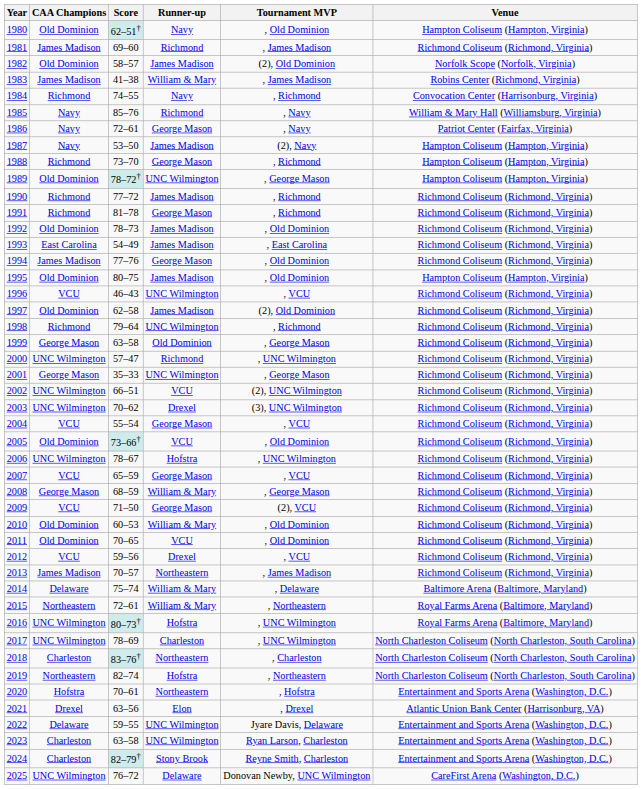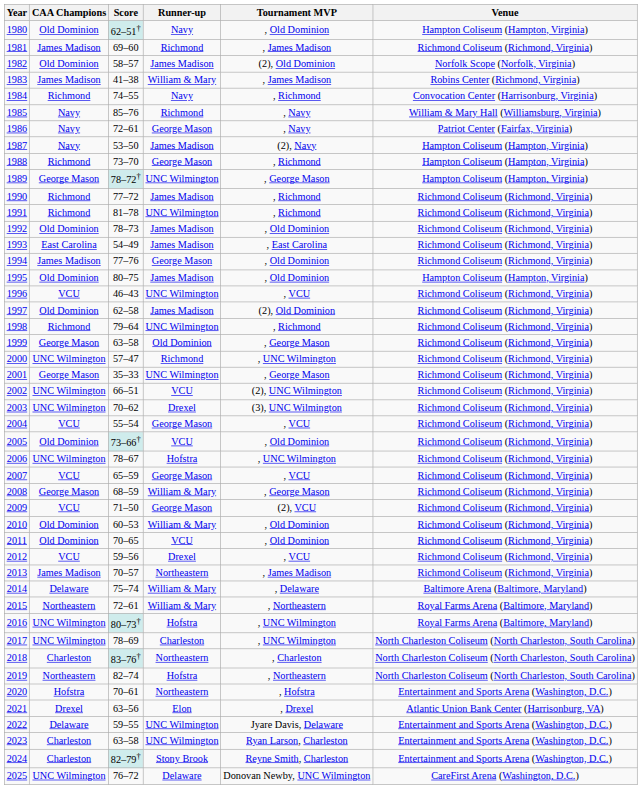(69, 179) Old Dominion -> (69, 179) George Mason
(182, 213) George Mason -> (182, 213) UNC Wilmington
